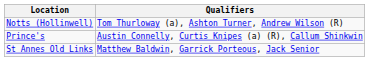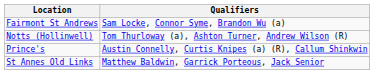+ row: (52, 24)
